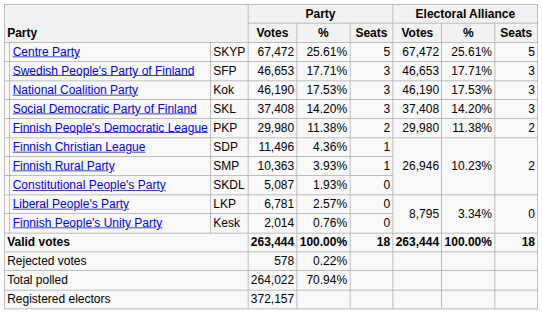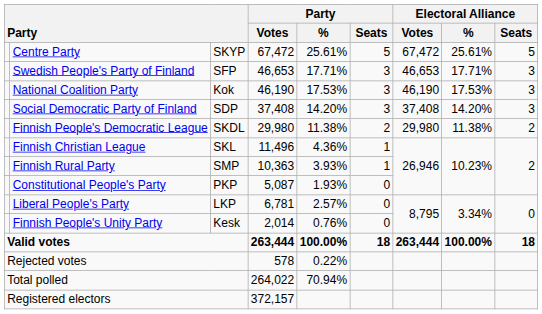(225, 109) SKL -> (226, 109) SDP
(225, 128) PKP -> (229, 128) SKDL
(226, 147) SDP -> (225, 147) SKL
(229, 185) SKDL -> (225, 185) PKP
